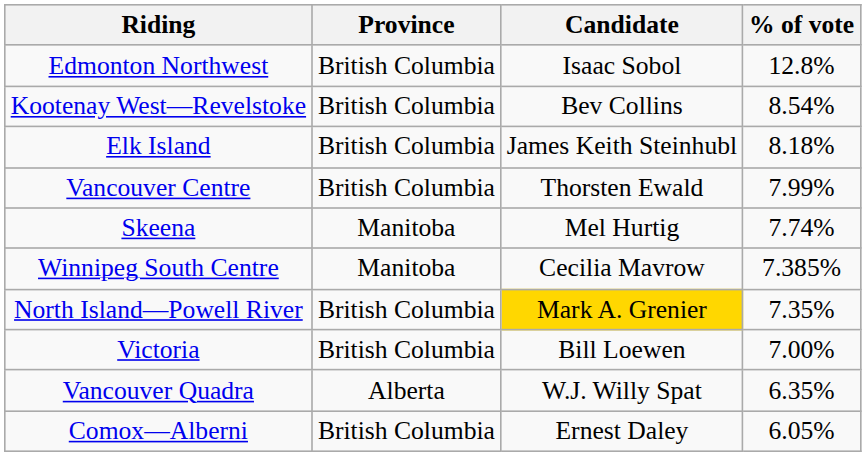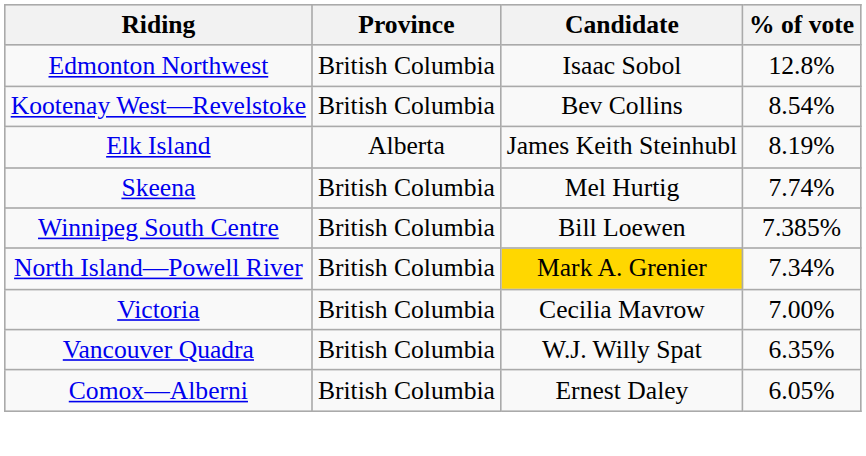(406, 146) British Columbia -> (406, 146) Alberta
(802, 146) 8.18% -> (802, 146) 8.19%
- row: (158, 187)
(406, 227) Manitoba -> (406, 187) British Columbia
(406, 268) Manitoba -> (406, 227) British Columbia
(622, 268) Cecilia Mavrow -> (622, 227) Bill Loewen
(802, 308) 7.35% -> (802, 268) 7.34%
(622, 349) Bill Loewen -> (622, 308) Cecilia Mavrow
(406, 390) Alberta -> (406, 349) British Columbia
